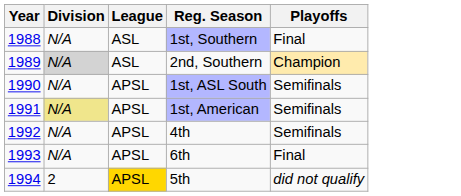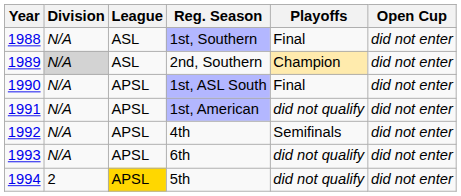+ column: (412, 16)
(307, 86) Semifinals -> (289, 86) Final
(60, 109) khaki background -> (60, 109) no background
(307, 109) Semifinals -> (319, 109) did not qualify
(289, 156) Final -> (319, 156) did not qualify
